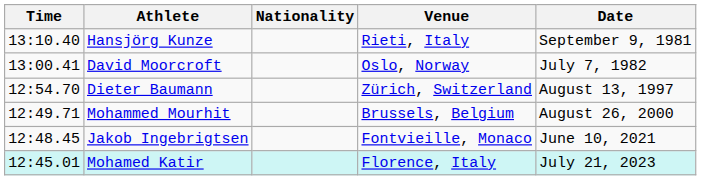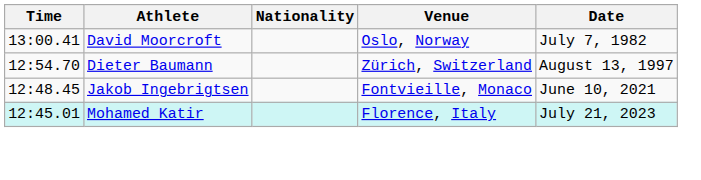- row: (150, 41)
- row: (159, 114)
